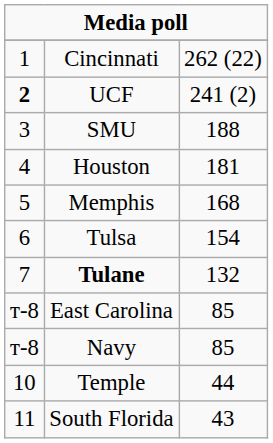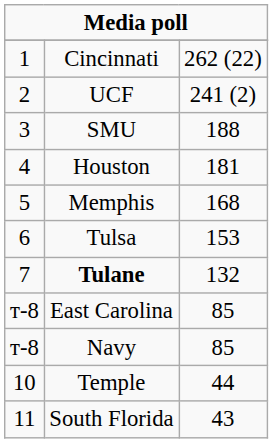(24, 94) bold -> (24, 94) normal
(223, 238) 154 -> (223, 238) 153
